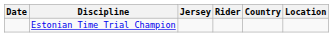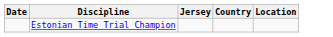- column: (228, 11)
